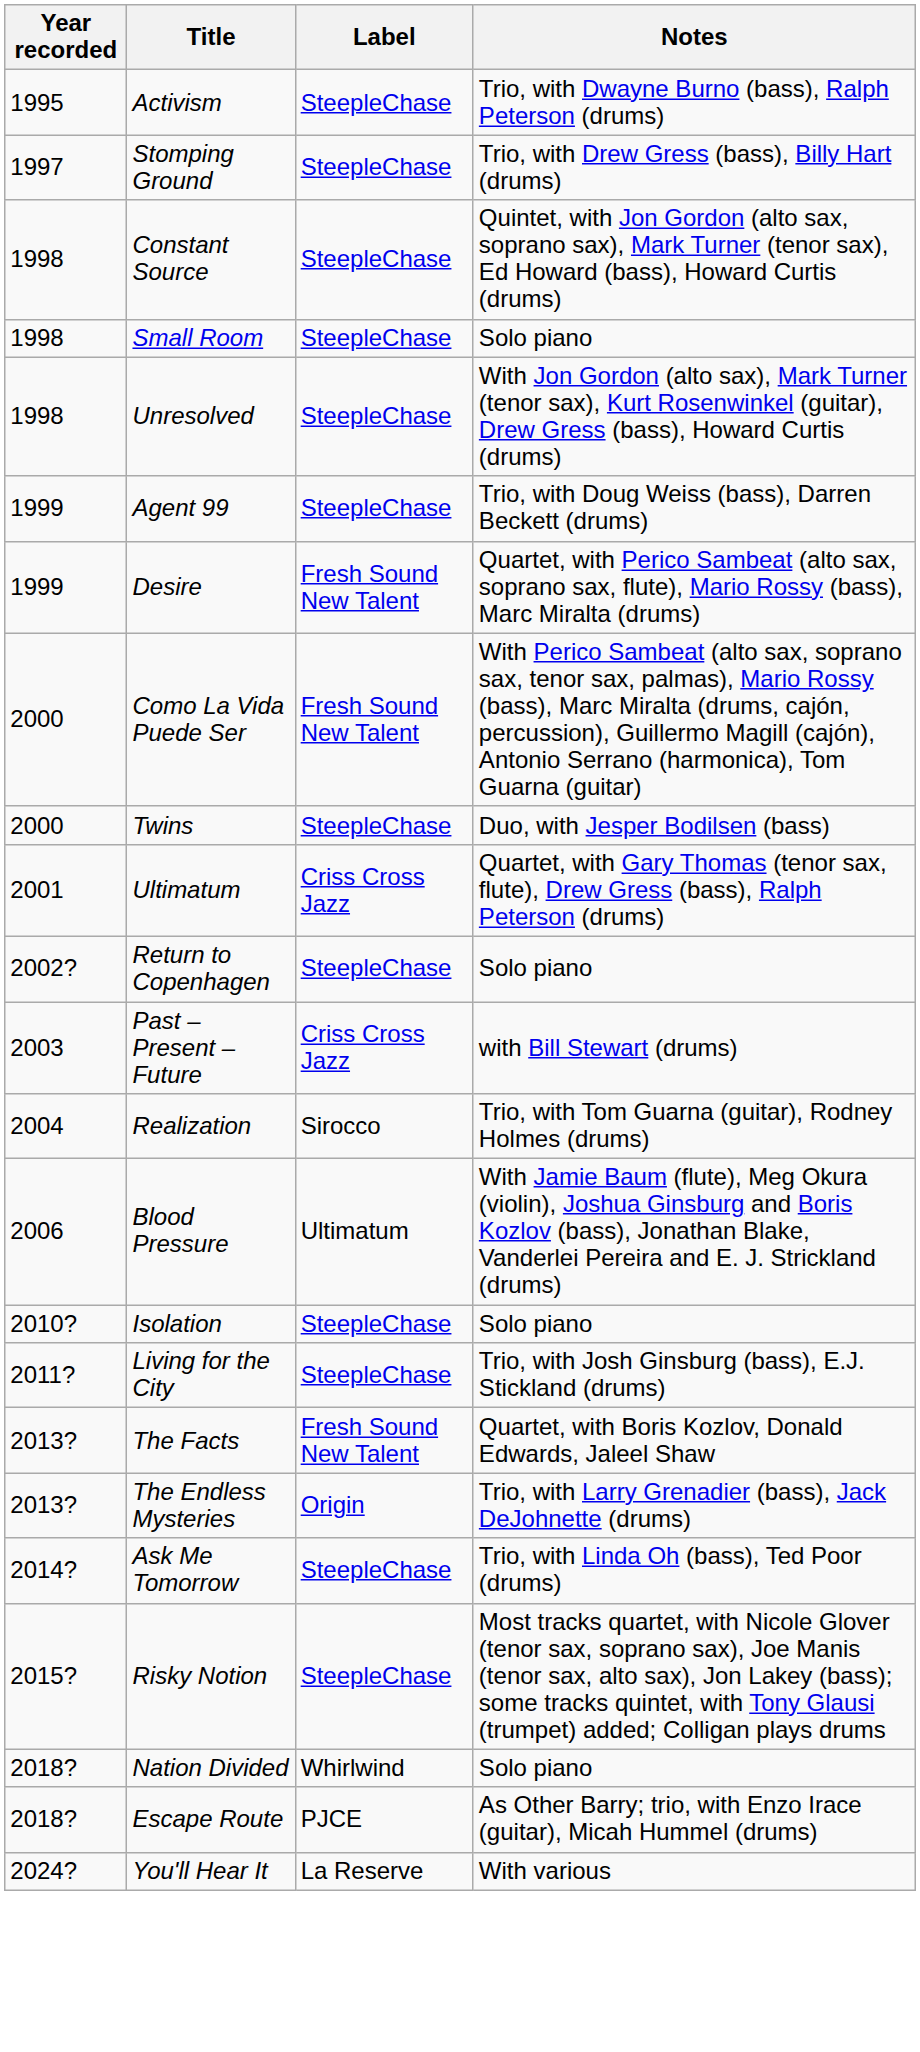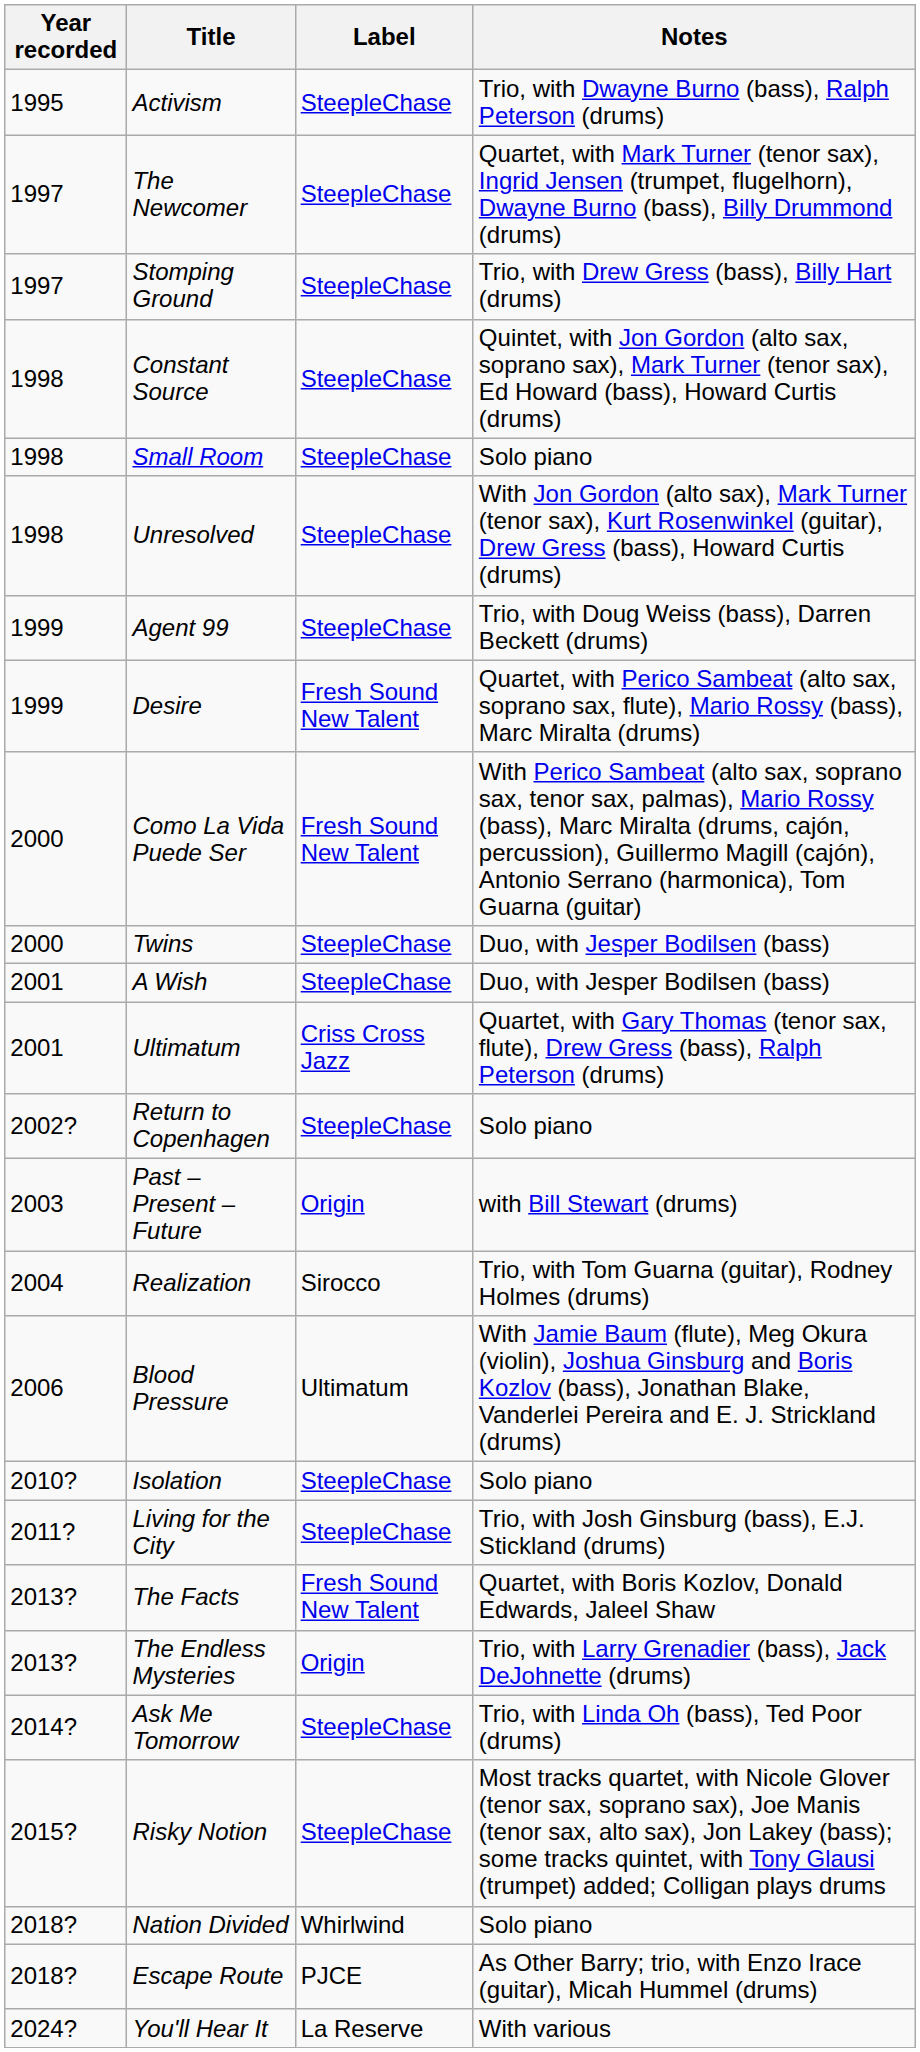+ row: (190, 194)
+ row: (170, 982)
(363, 1047) Criss Cross Jazz -> (333, 1204) Origin
